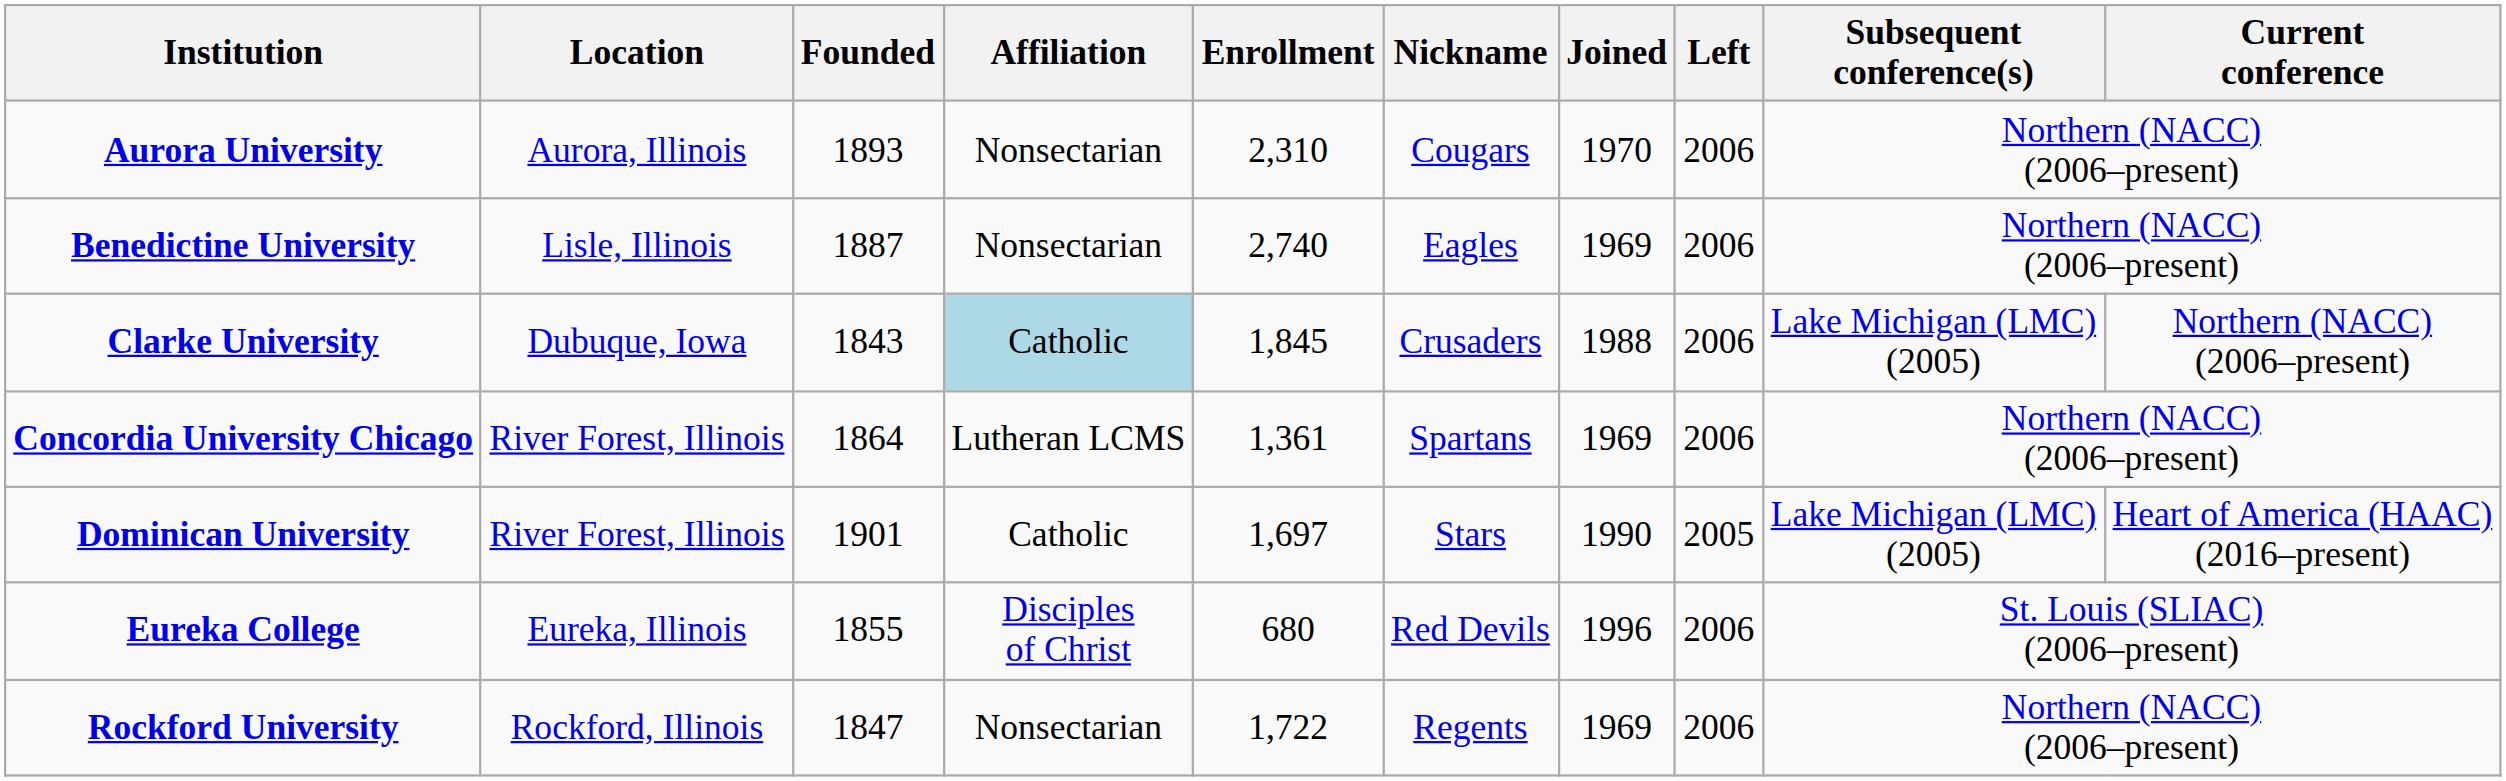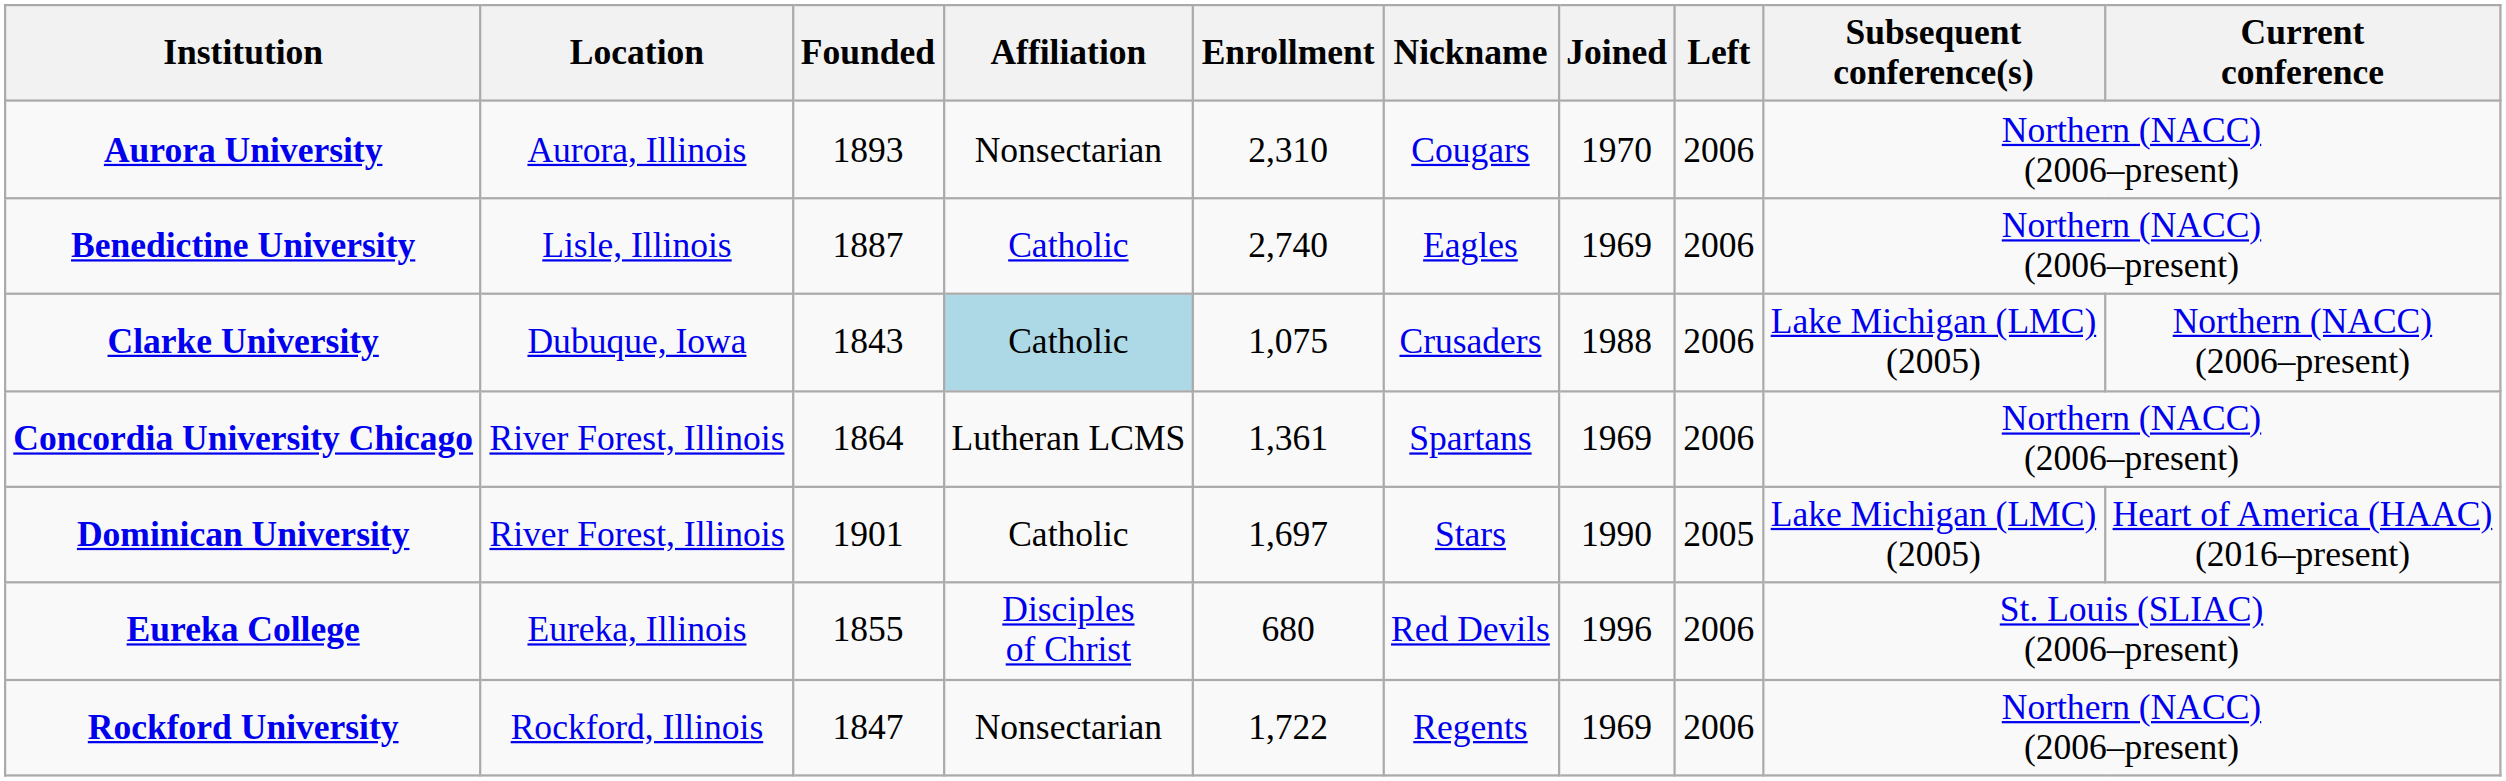(1068, 245) Nonsectarian -> (1068, 245) Catholic
(1288, 341) 1,845 -> (1288, 341) 1,075
